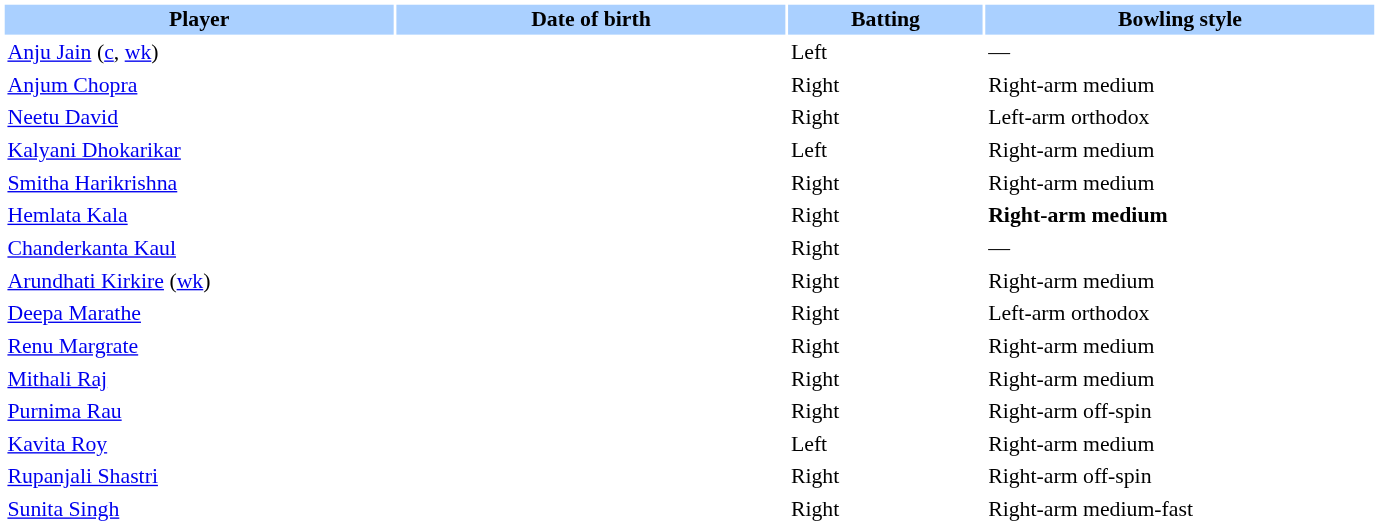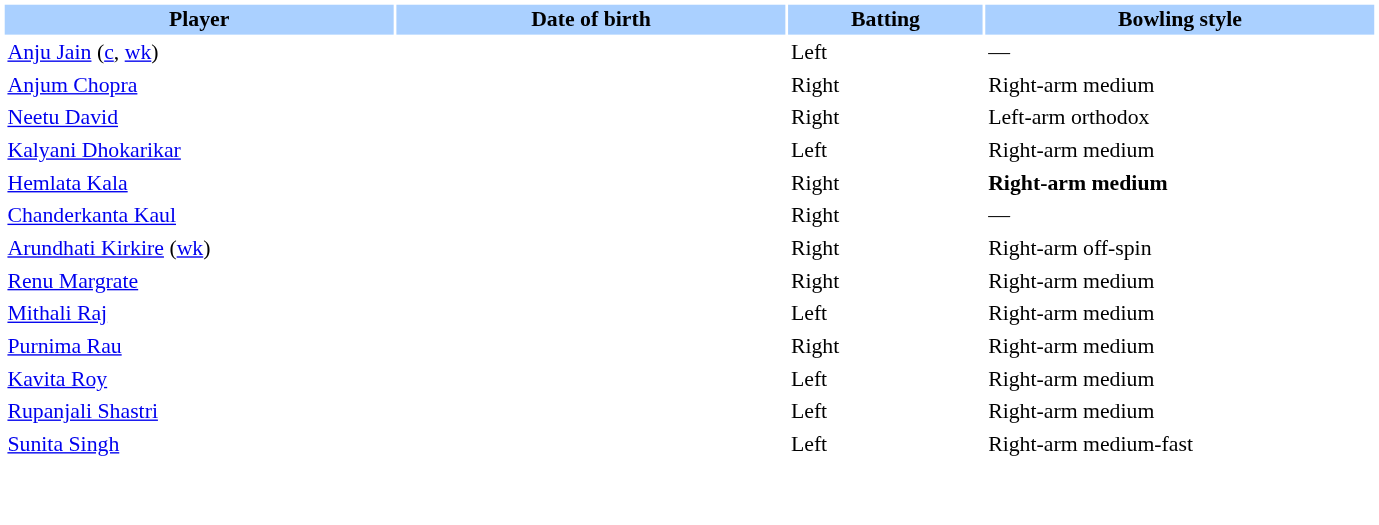- row: (92, 182)
(1071, 280) Right-arm medium -> (1070, 247) Right-arm off-spin
- row: (74, 313)
(815, 378) Right -> (809, 313) Left
(1070, 411) Right-arm off-spin -> (1071, 345) Right-arm medium
(815, 476) Right -> (809, 411) Left
(1070, 476) Right-arm off-spin -> (1071, 411) Right-arm medium
(815, 509) Right -> (809, 443) Left
